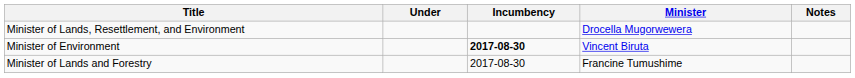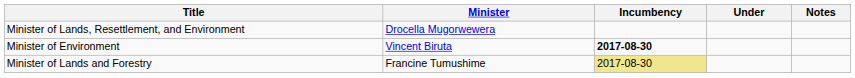columns swapped: (686, 13) <-> (425, 13)
(498, 64) no background -> (624, 64) khaki background
